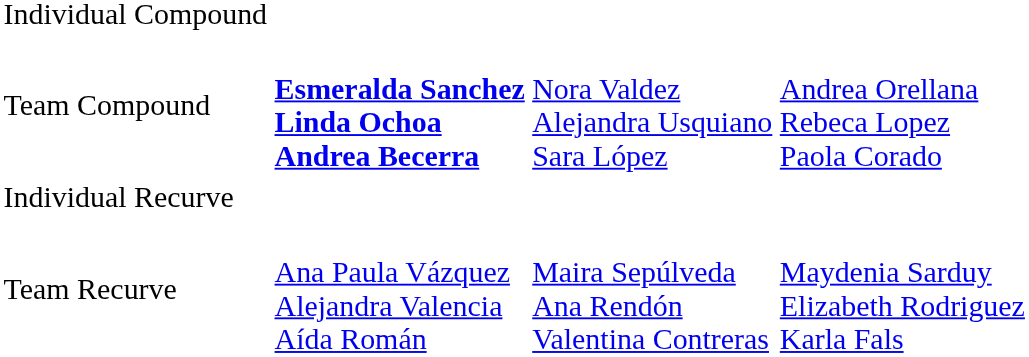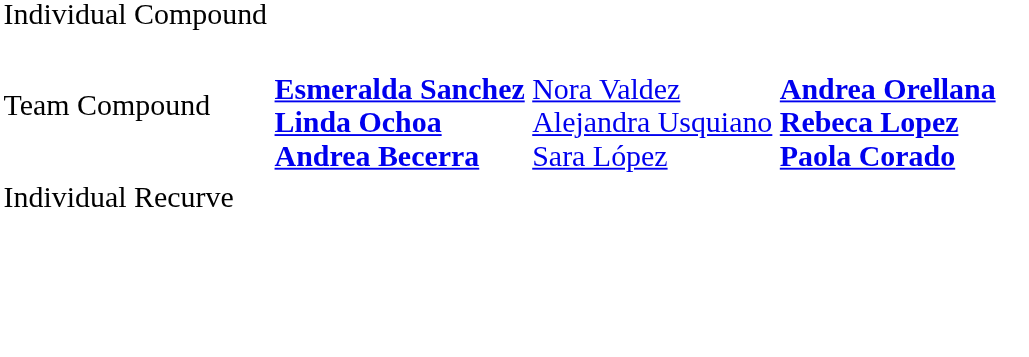(879, 122) normal -> (888, 122) bold
- row: (90, 288)
